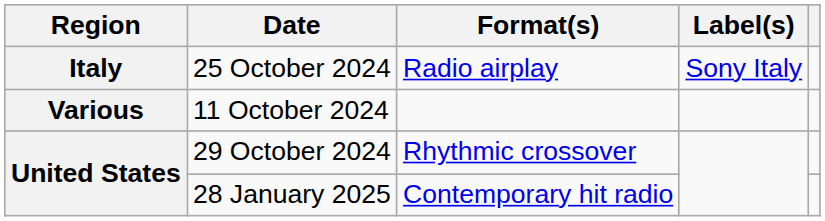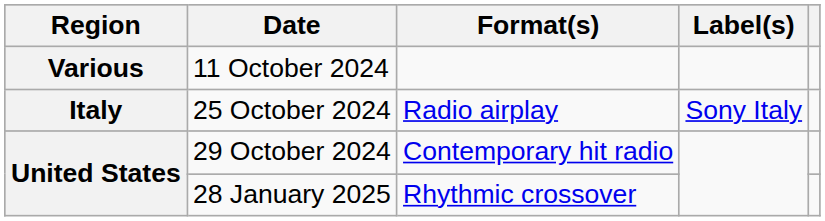rows swapped: (291, 109) <-> (292, 67)
(520, 151) Rhythmic crossover -> (538, 151) Contemporary hit radio
(538, 194) Contemporary hit radio -> (520, 194) Rhythmic crossover
